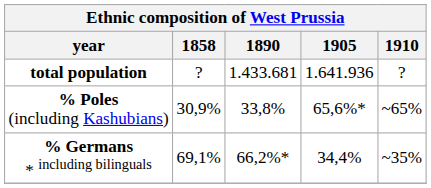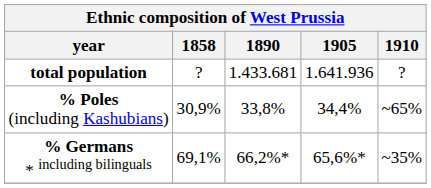(339, 109) 65,6%* -> (339, 109) 34,4%
(339, 157) 34,4% -> (339, 157) 65,6%*
